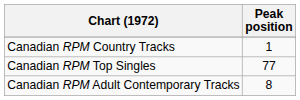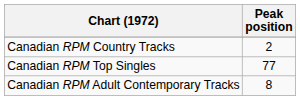(269, 47) 1 -> (269, 47) 2
